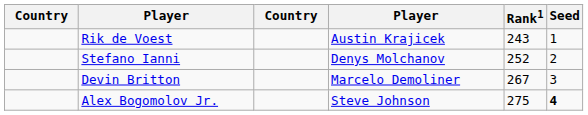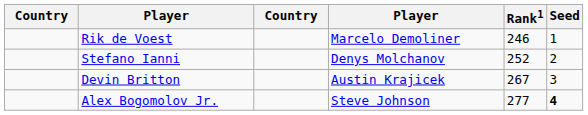(388, 39) Austin Krajicek -> (396, 39) Marcelo Demoliner
(518, 39) 243 -> (518, 39) 246
(396, 80) Marcelo Demoliner -> (388, 80) Austin Krajicek
(518, 100) 275 -> (518, 100) 277
